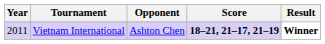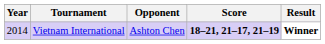(17, 30) 2011 -> (17, 30) 2014
